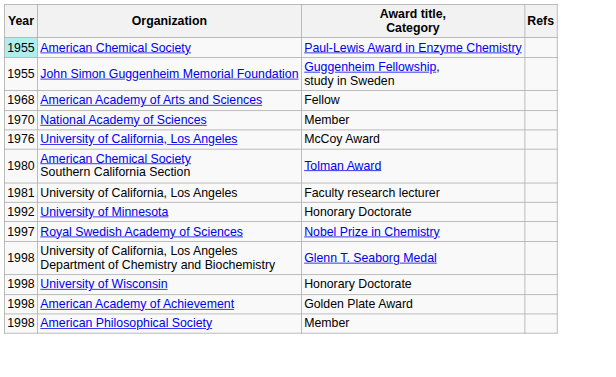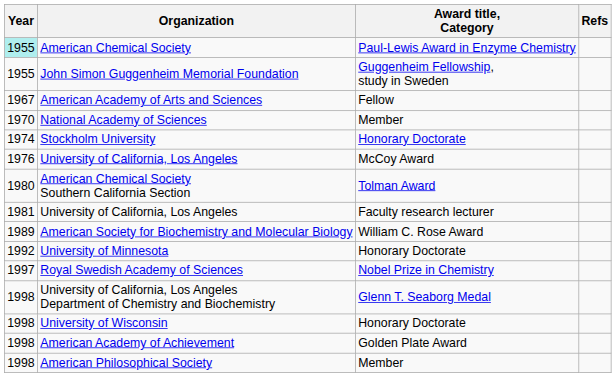(21, 100) 1968 -> (21, 100) 1967
+ row: (98, 139)
+ row: (196, 231)
